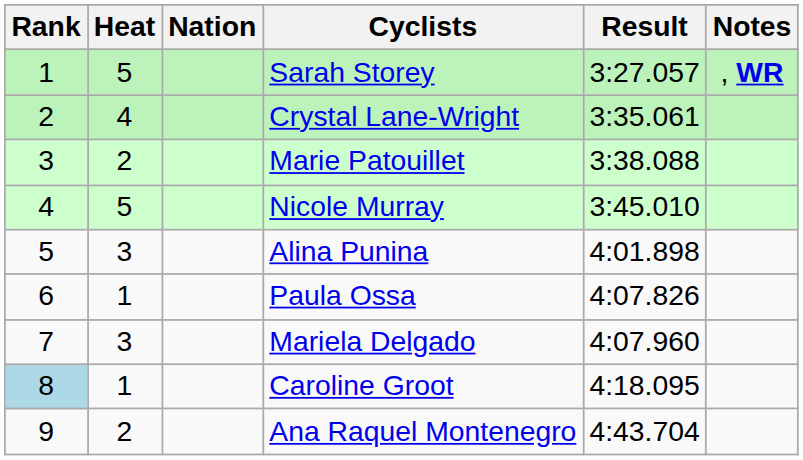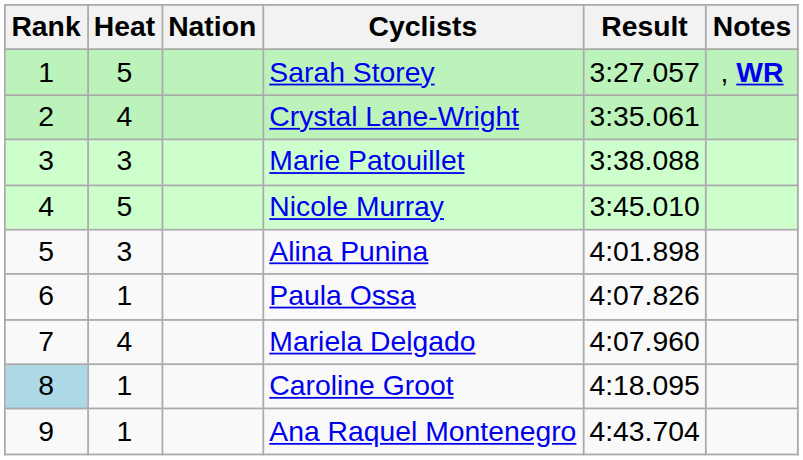(124, 161) 2 -> (124, 161) 3
(124, 341) 3 -> (124, 341) 4
(124, 431) 2 -> (124, 431) 1
